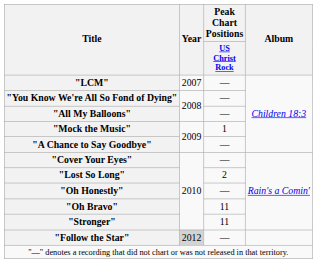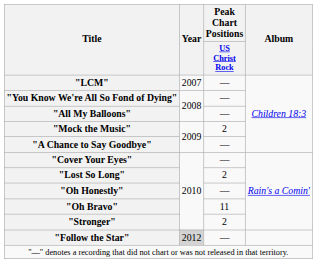(225, 129) 1 -> (225, 129) 2
(225, 222) 11 -> (225, 222) 2
